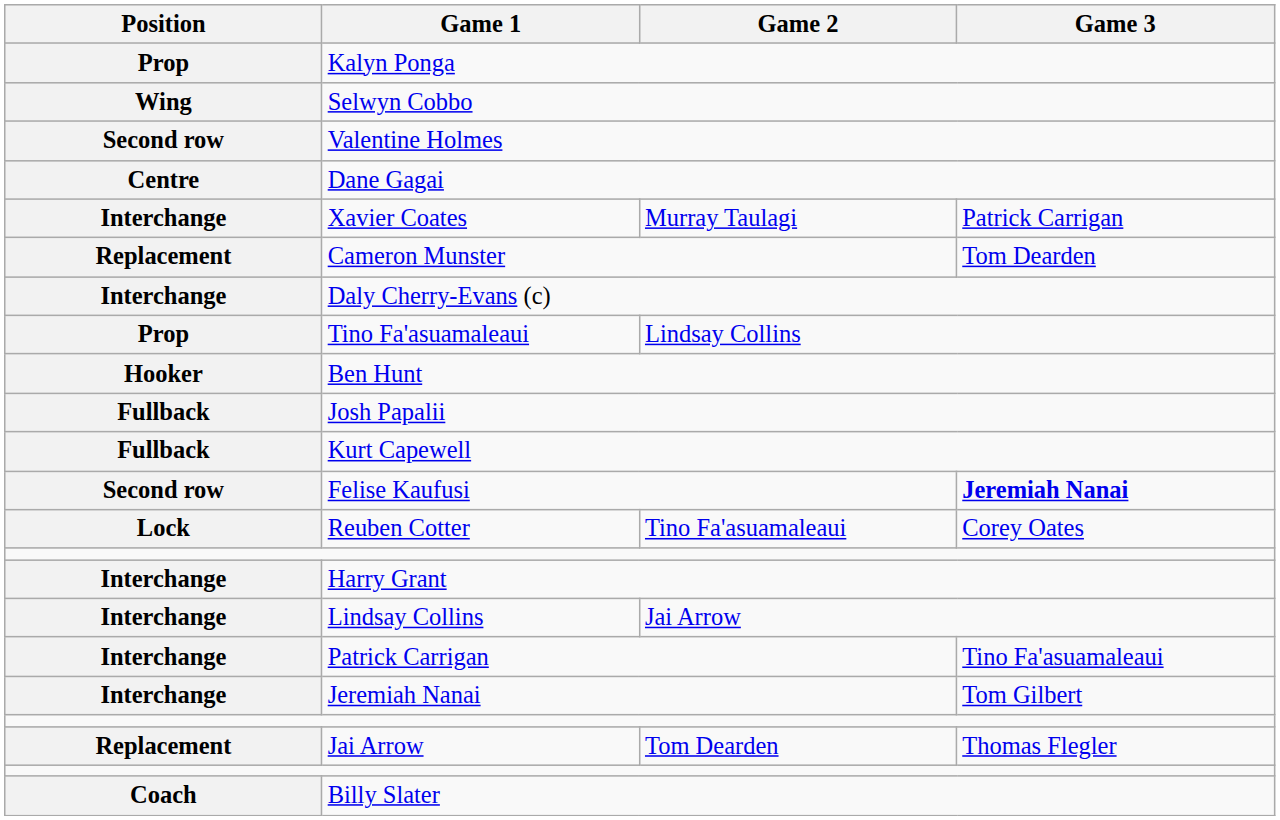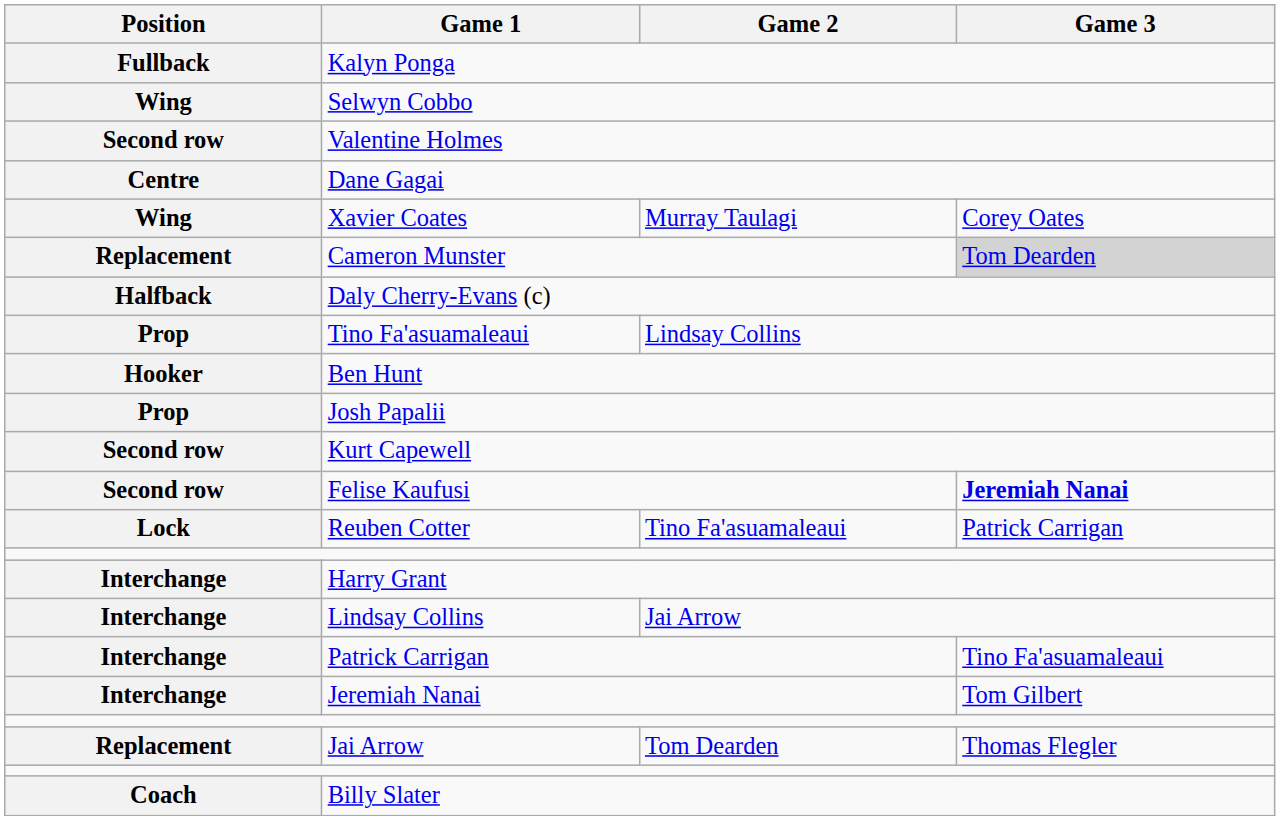(163, 62) Prop -> (163, 62) Fullback
(163, 218) Interchange -> (163, 218) Wing
(1043, 218) Patrick Carrigan -> (1023, 218) Corey Oates
(1029, 256) no background -> (1029, 256) lightgrey background
(163, 295) Interchange -> (163, 295) Halfback
(163, 412) Fullback -> (163, 412) Prop
(163, 450) Fullback -> (163, 450) Second row
(1023, 528) Corey Oates -> (1043, 528) Patrick Carrigan
